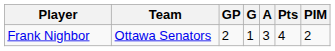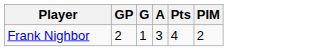- column: (165, 14)
